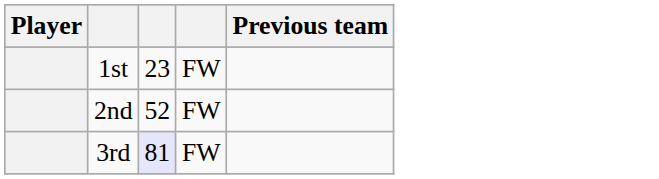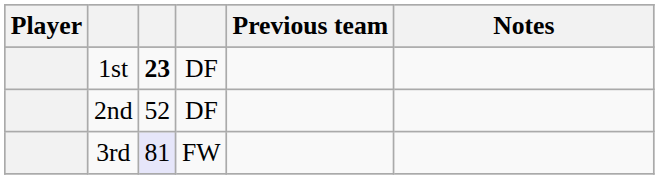+ column: (524, 25)
(157, 68) normal -> (157, 68) bold
(201, 68) FW -> (201, 68) DF
(201, 110) FW -> (201, 110) DF
